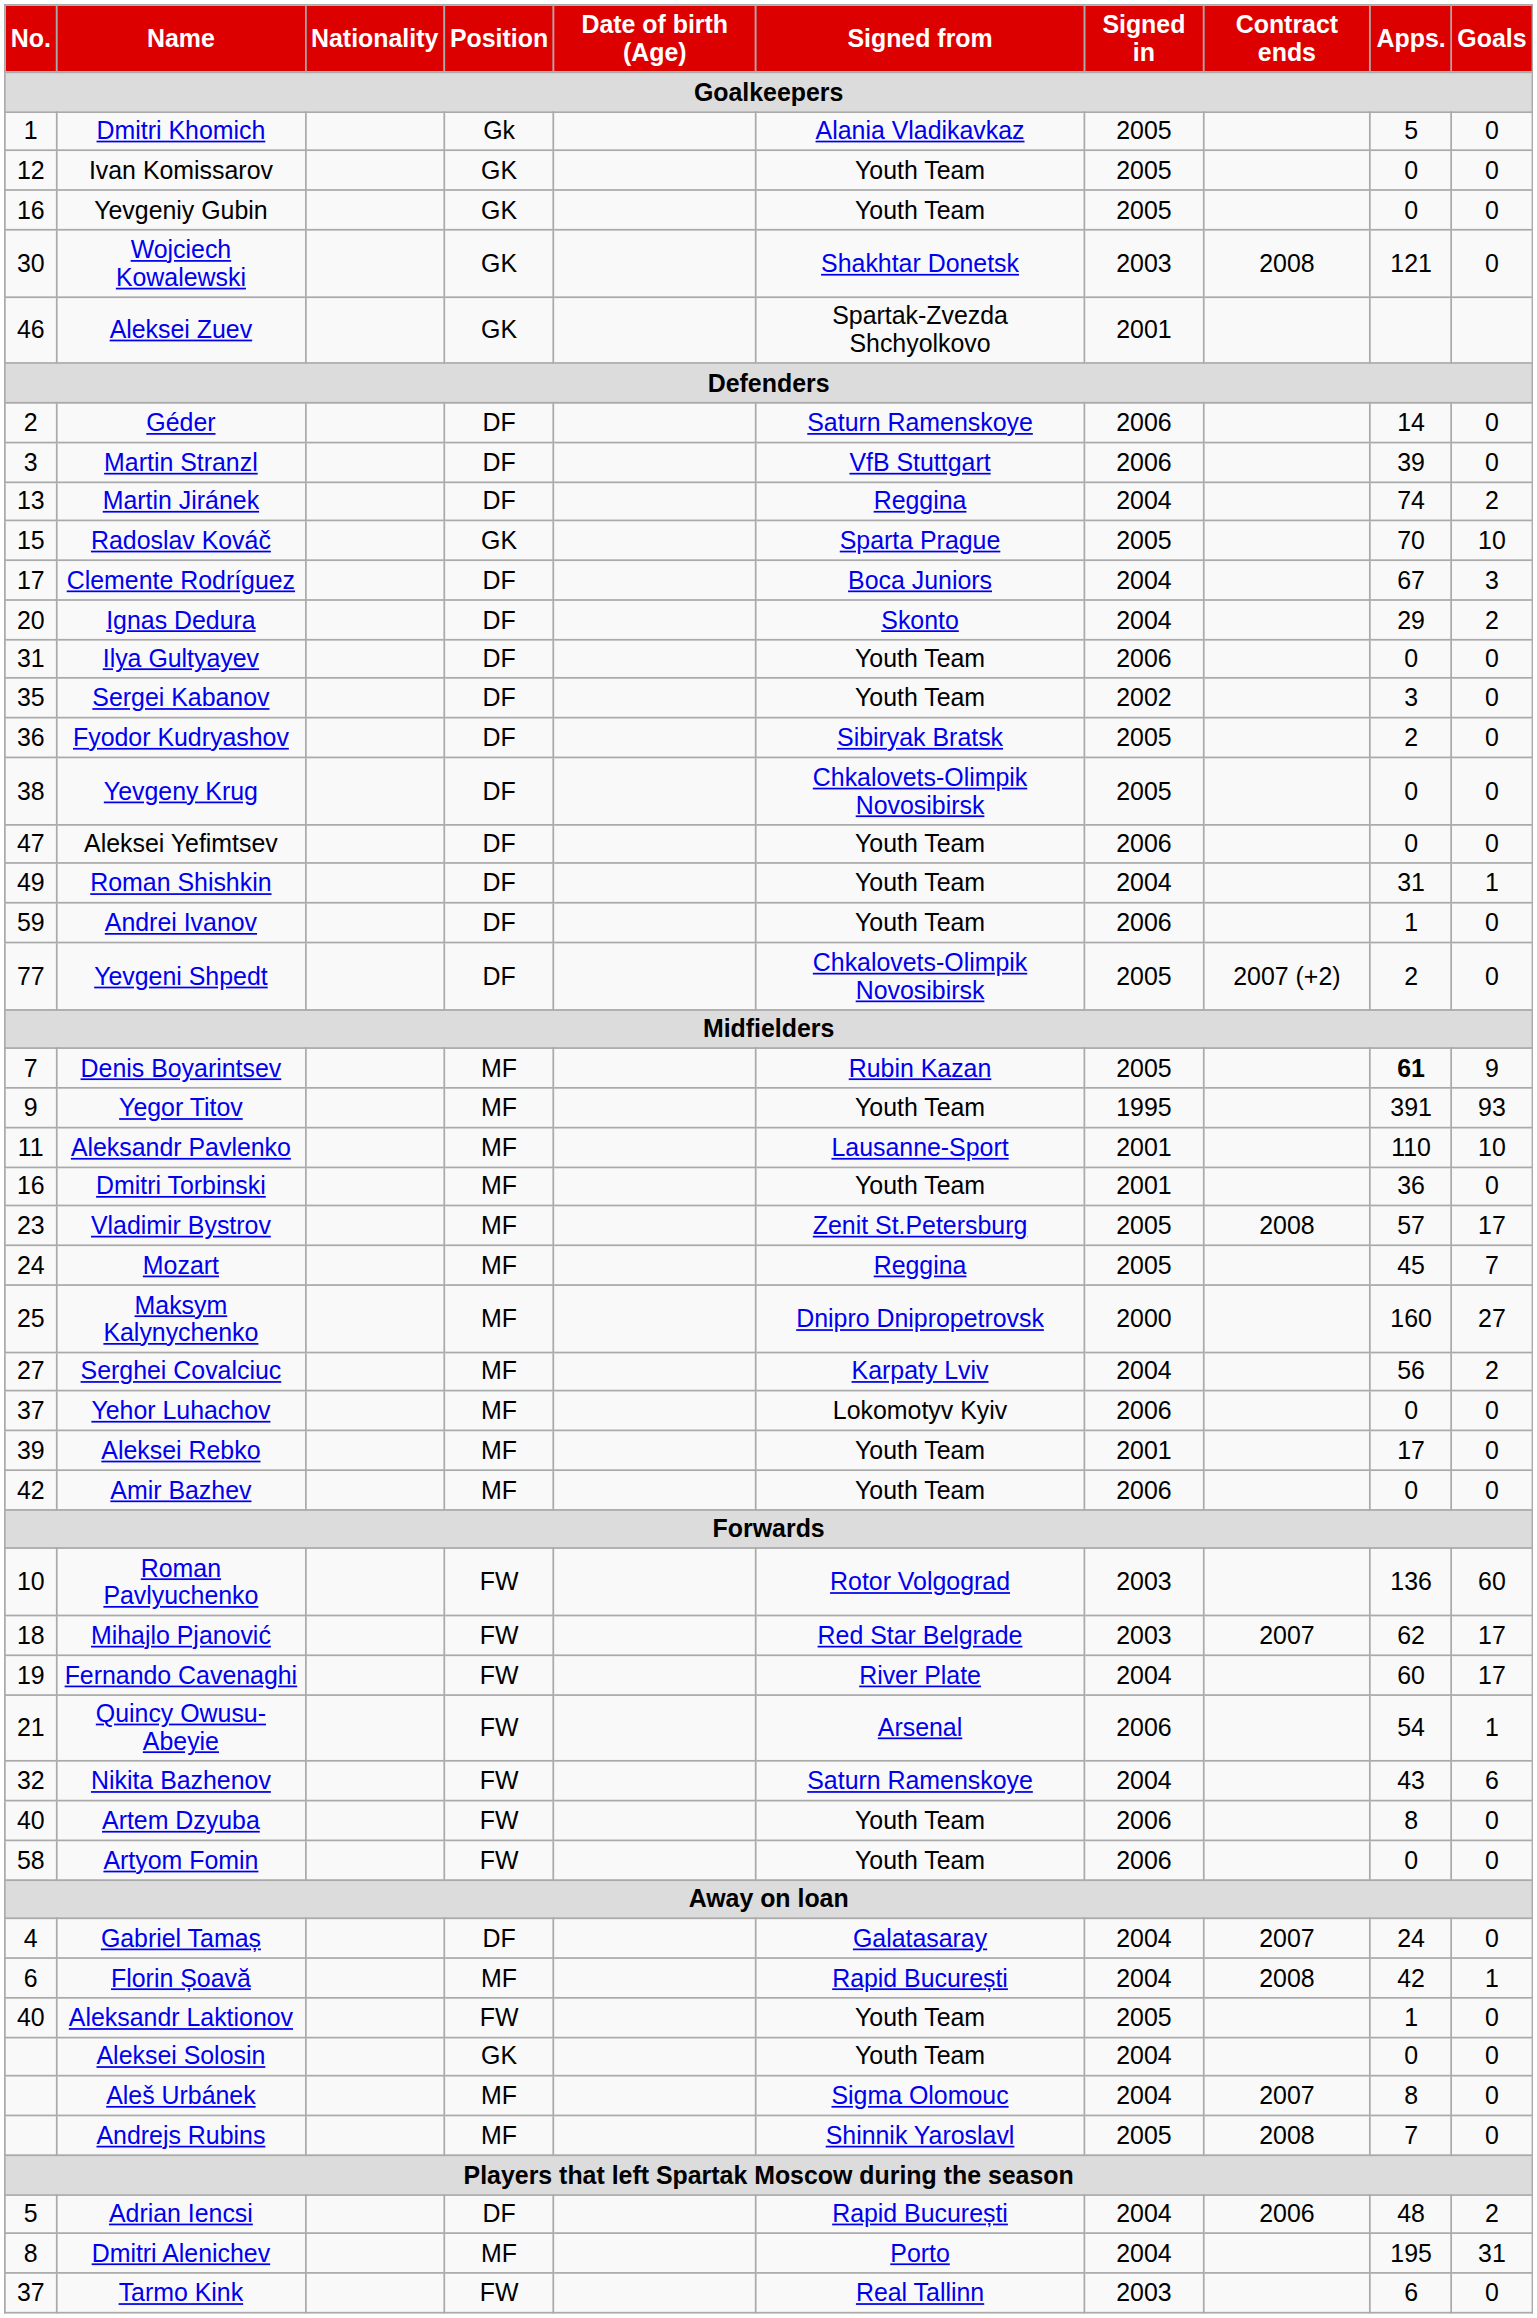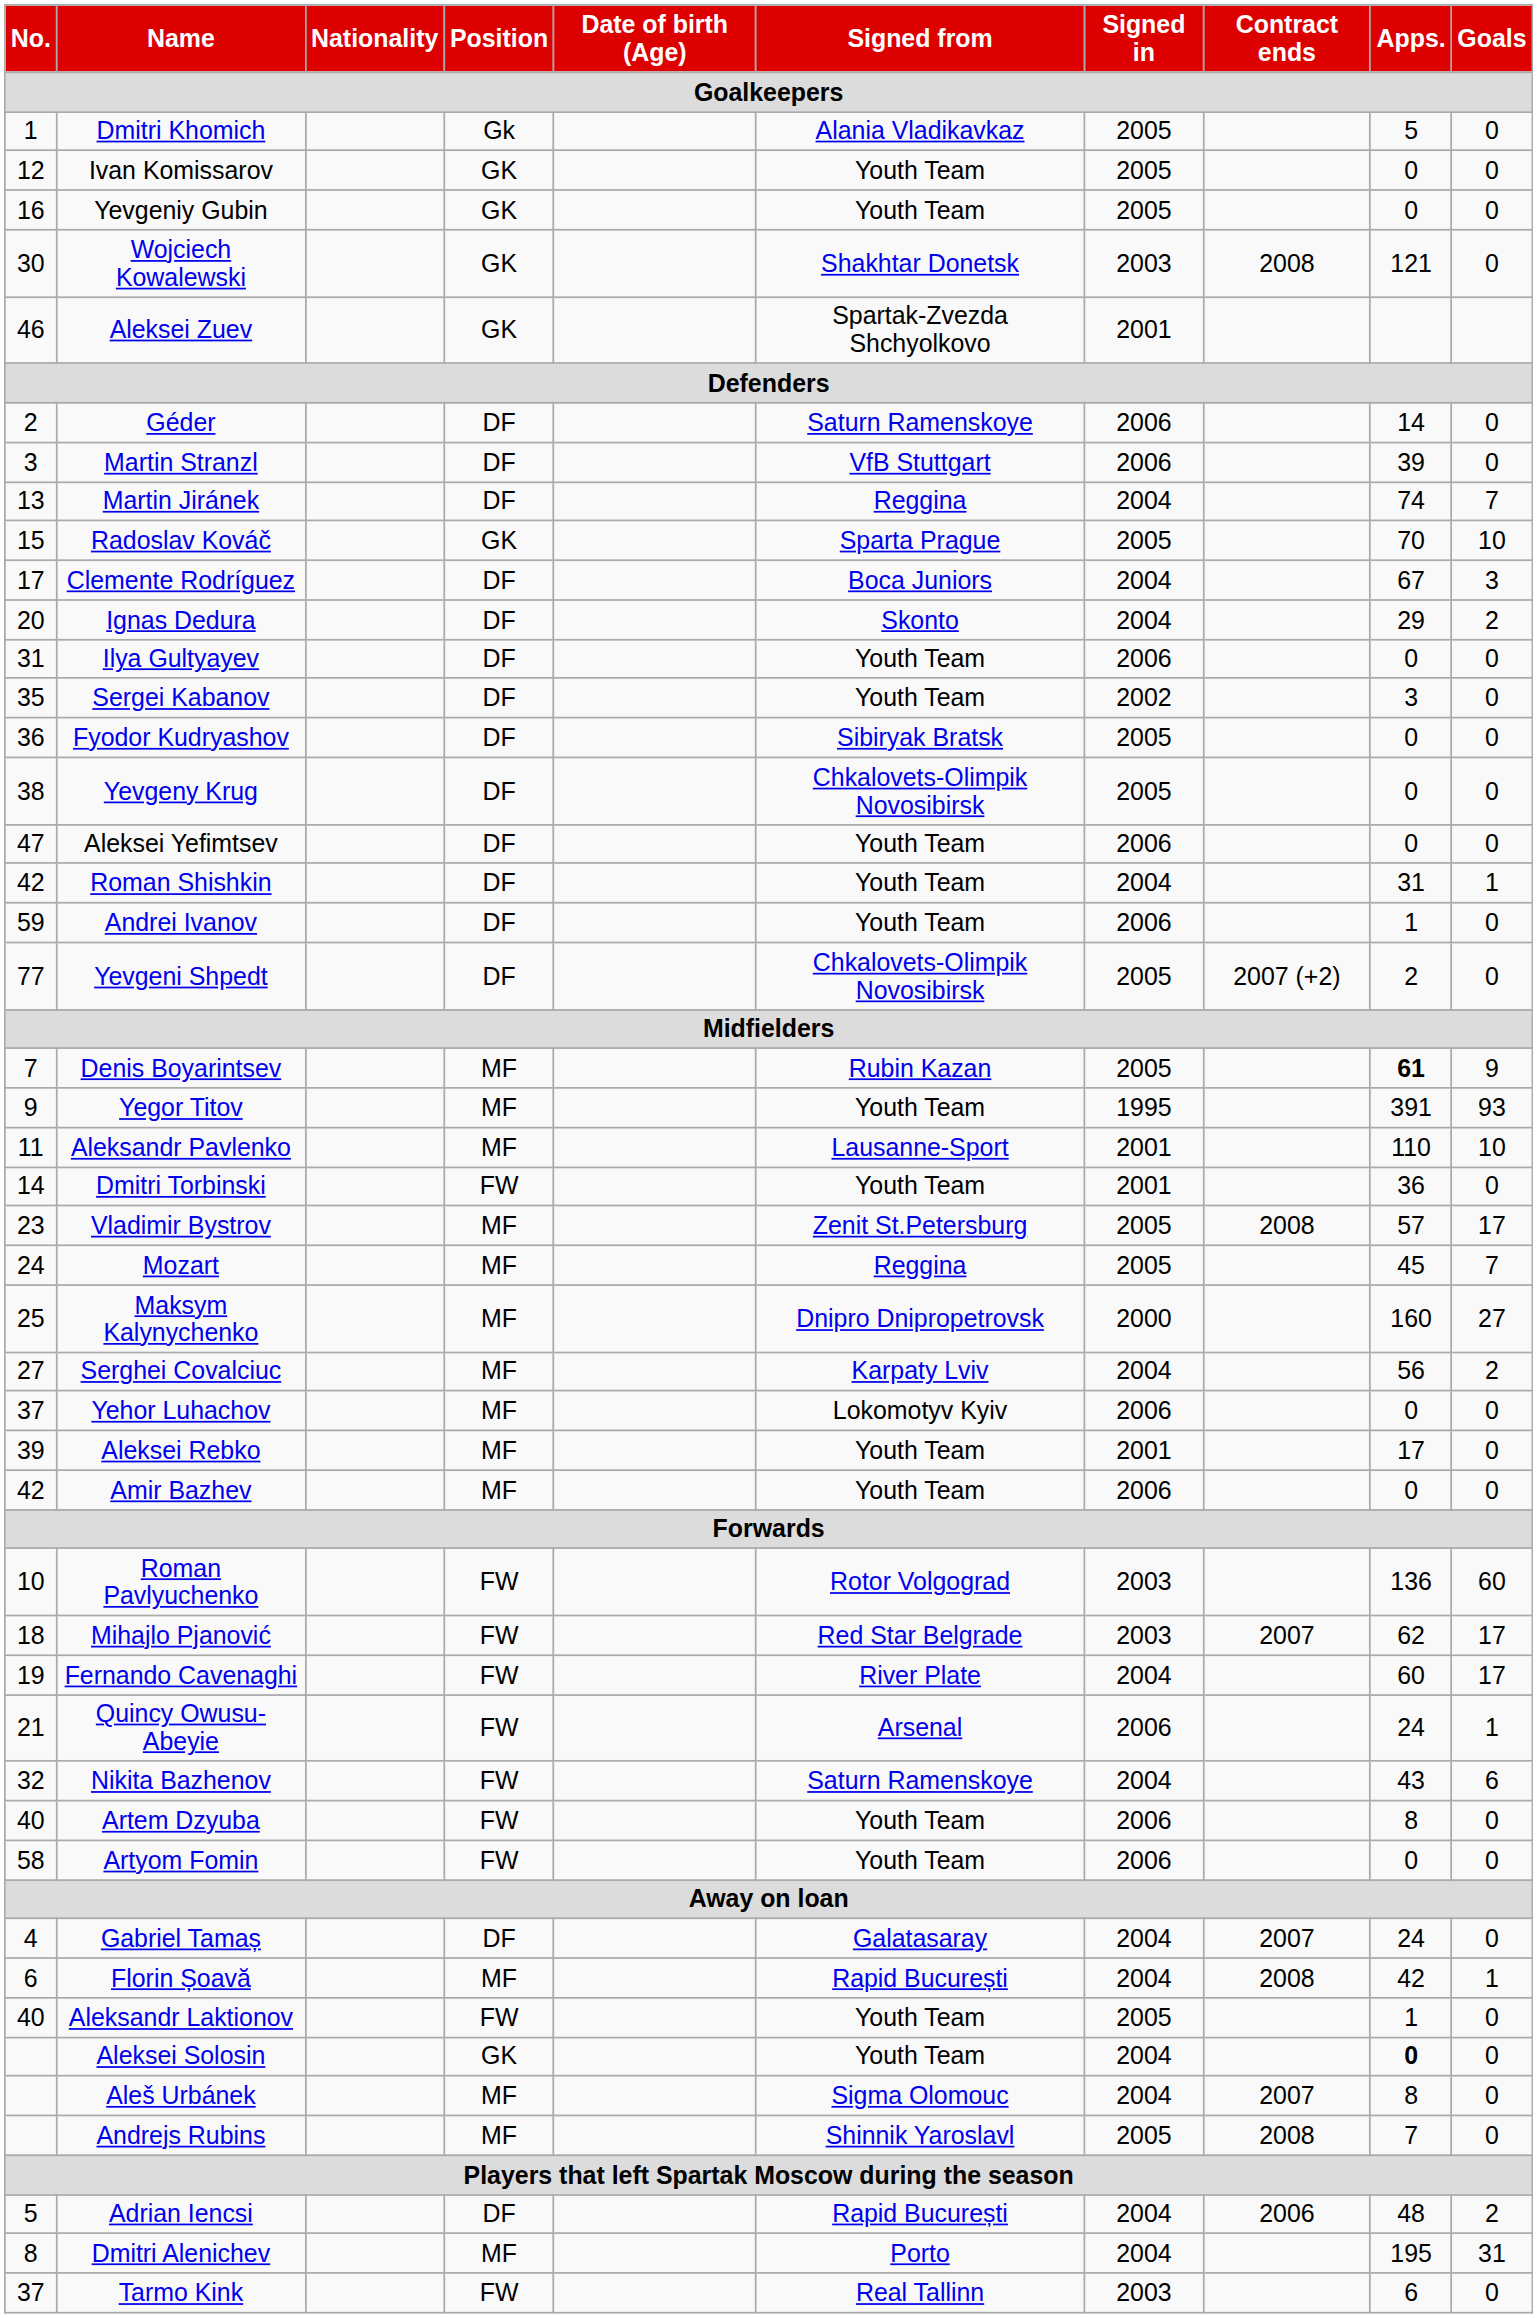(1492, 502) 2 -> (1492, 502) 7
(1411, 738) 2 -> (1411, 738) 0
(31, 883) 49 -> (31, 883) 42
(31, 1187) 16 -> (31, 1187) 14
(499, 1187) MF -> (499, 1187) FW
(1411, 1728) 54 -> (1411, 1728) 24
(1411, 2057) normal -> (1411, 2057) bold
